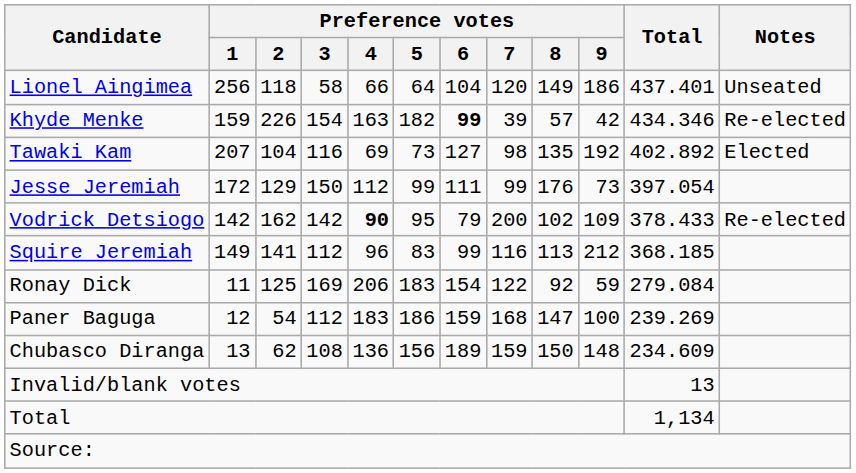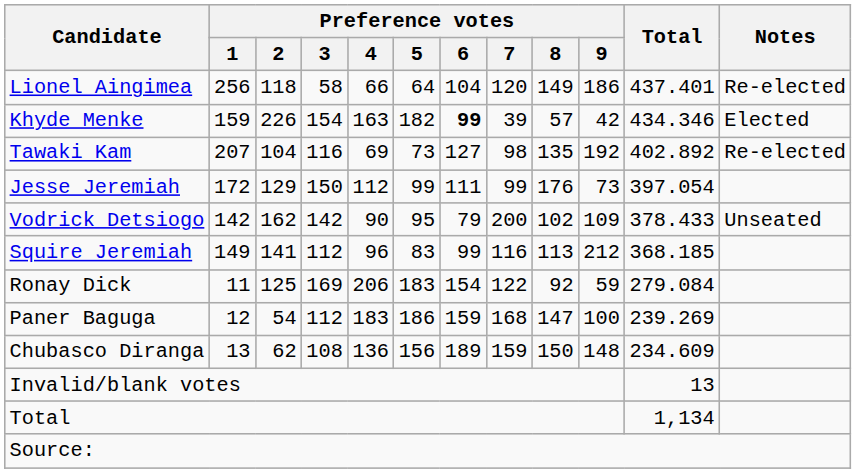(773, 87) Unseated -> (785, 87) Re-elected
(785, 120) Re-elected -> (767, 120) Elected
(767, 154) Elected -> (785, 154) Re-elected
(377, 220) bold -> (377, 220) normal
(785, 220) Re-elected -> (773, 220) Unseated
